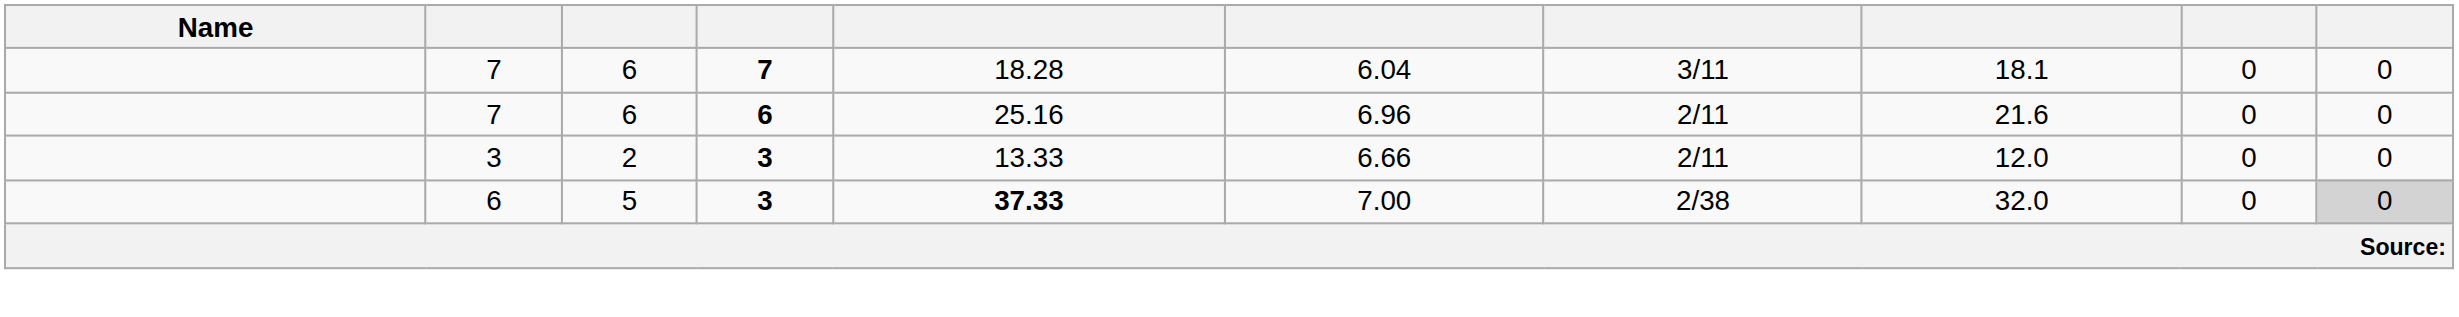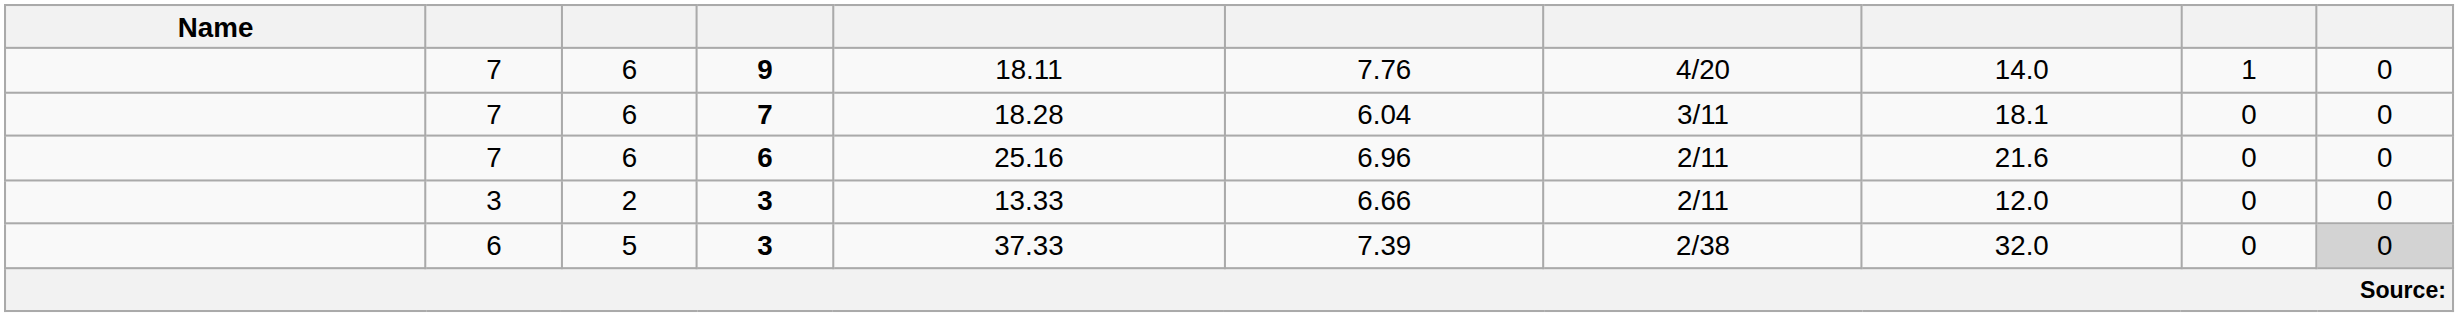+ row: (494, 70)
(1029, 201) bold -> (1029, 245) normal
(1384, 201) 7.00 -> (1384, 245) 7.39
